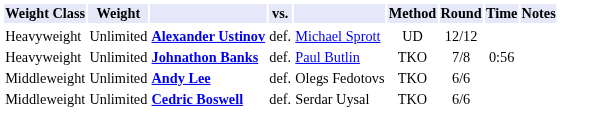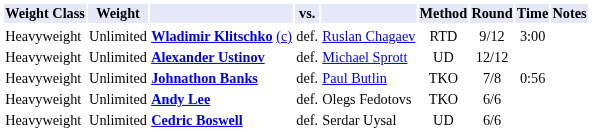+ row: (222, 36)
(45, 78) Middleweight -> (43, 99) Heavyweight
(45, 99) Middleweight -> (43, 120) Heavyweight
(412, 99) TKO -> (443, 120) UD
